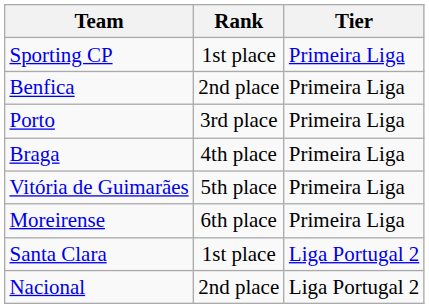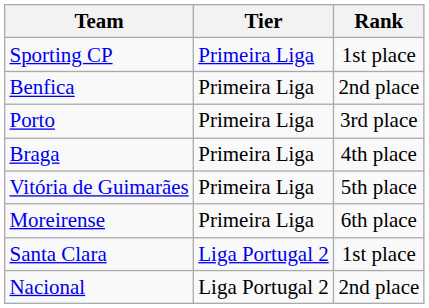columns swapped: (354, 21) <-> (239, 21)
